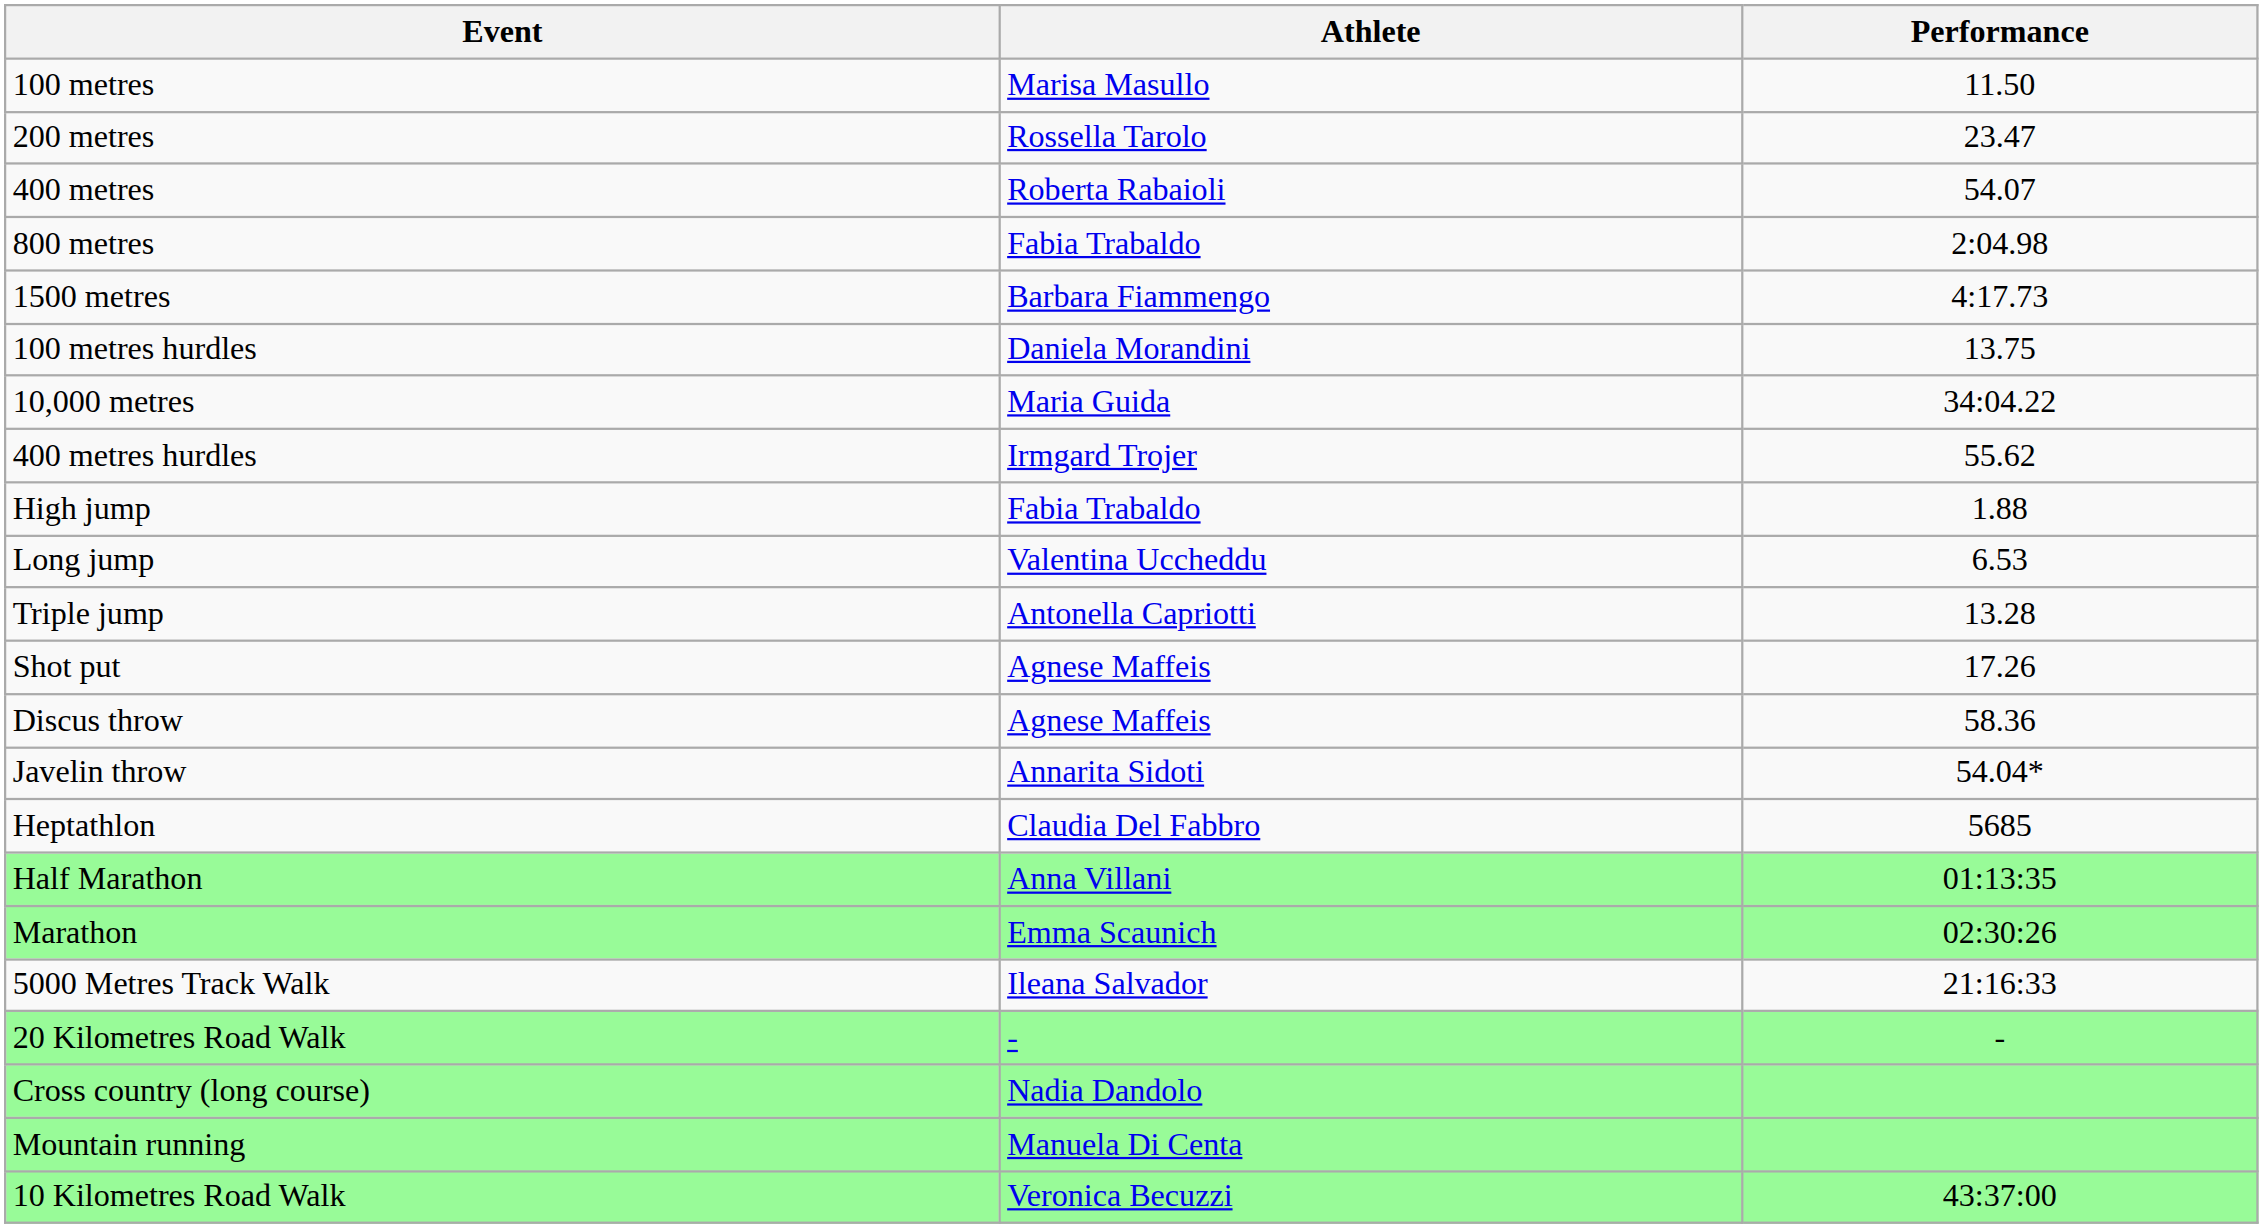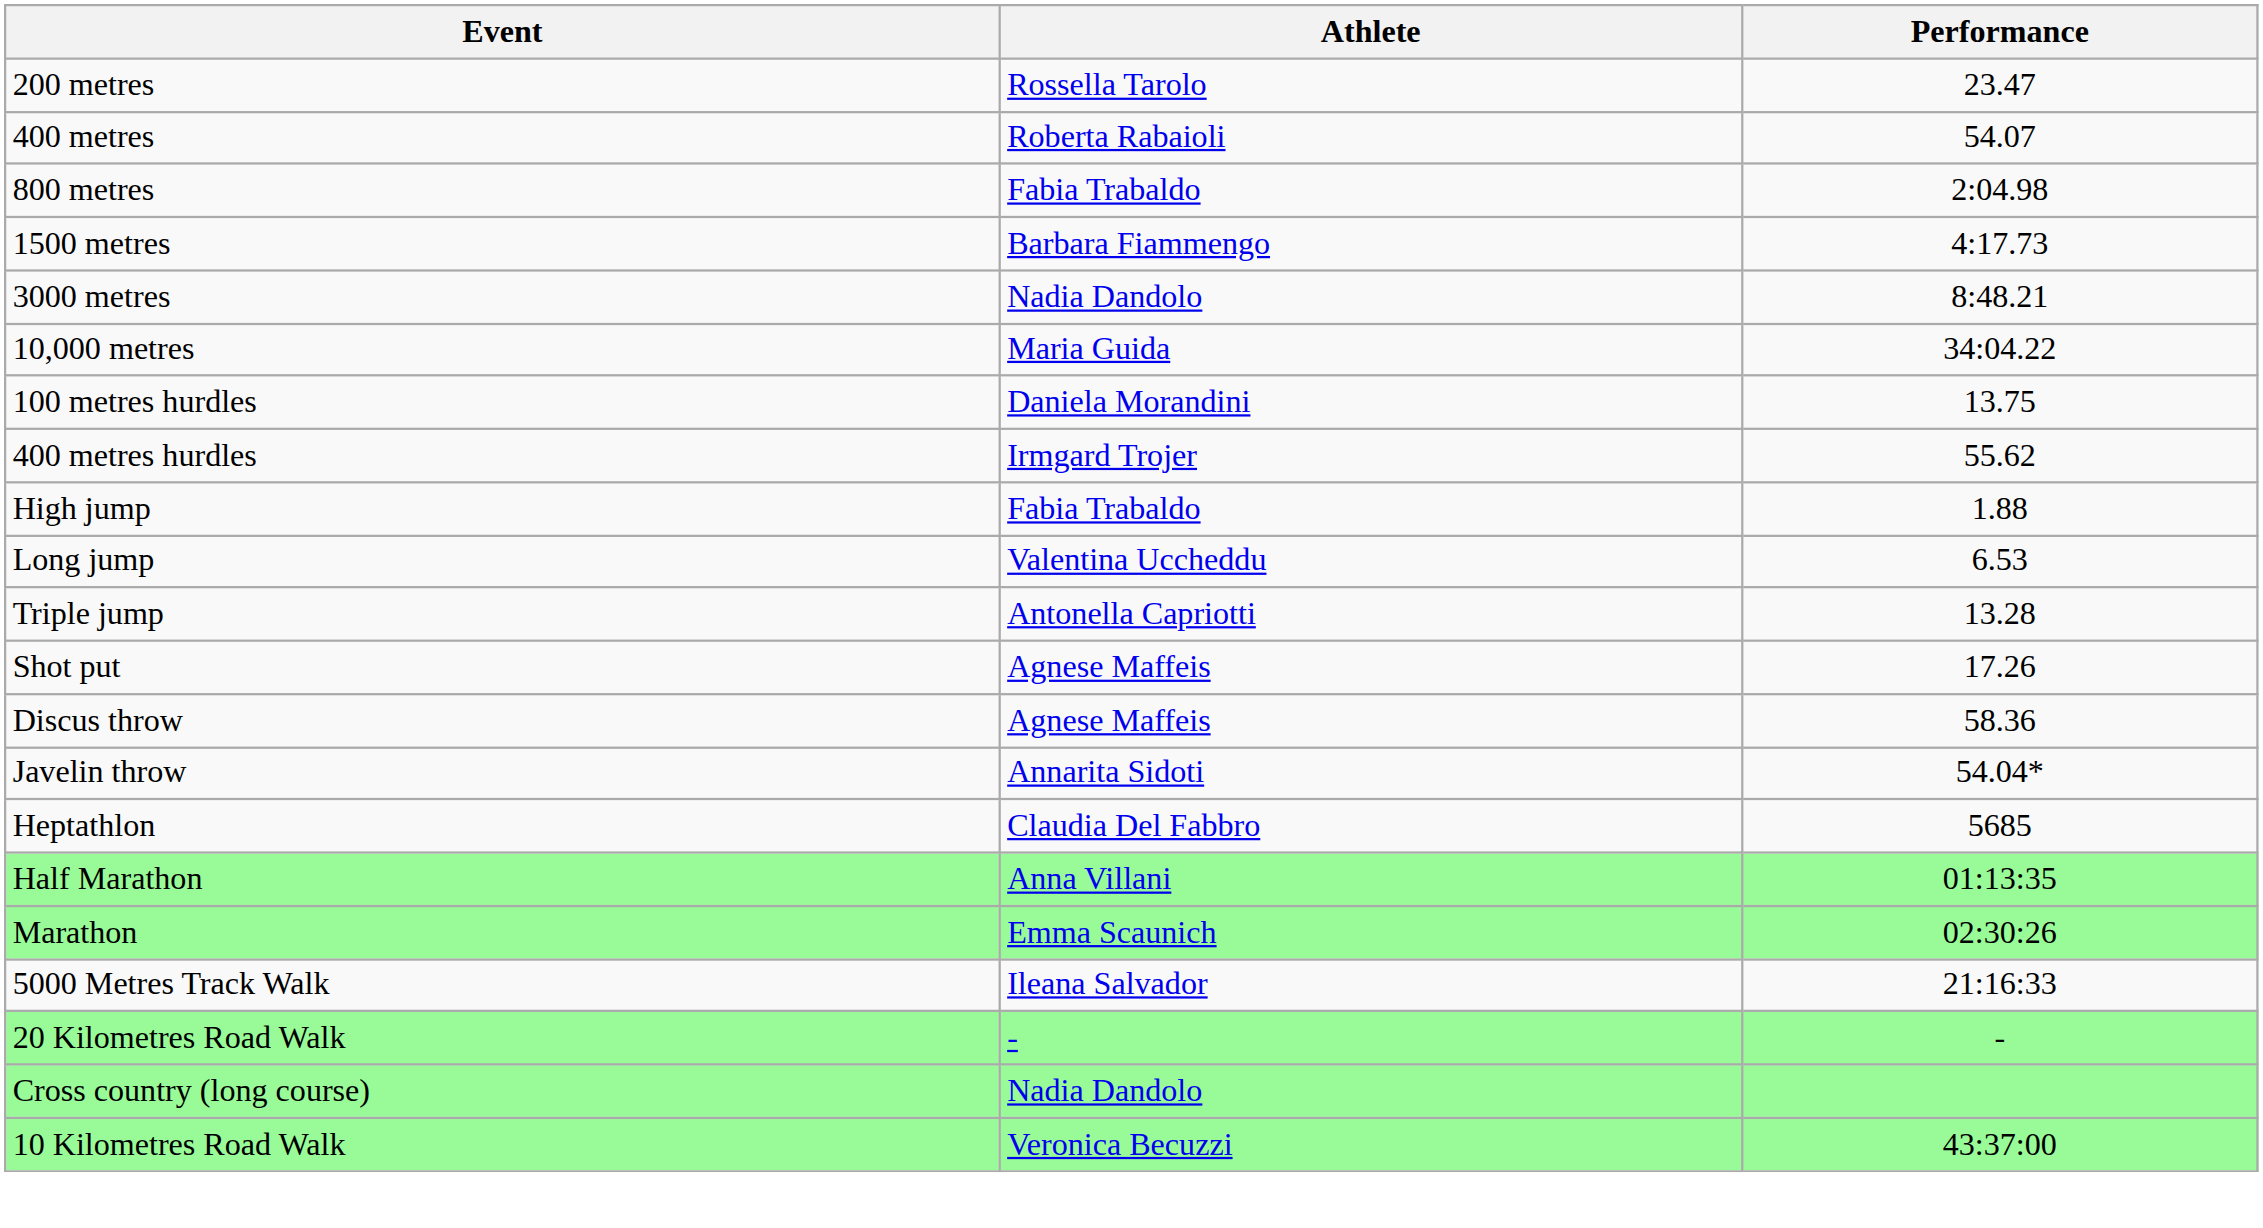- row: (83, 84)
+ row: (92, 296)
rows swapped: (104, 402) <-> (135, 349)
- row: (129, 1143)
